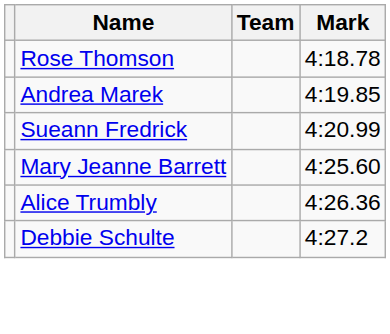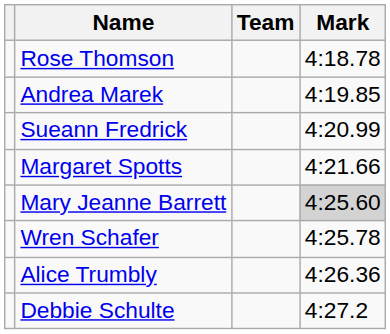+ row: (101, 166)
(343, 166) no background -> (343, 202) lightgrey background
+ row: (90, 238)
